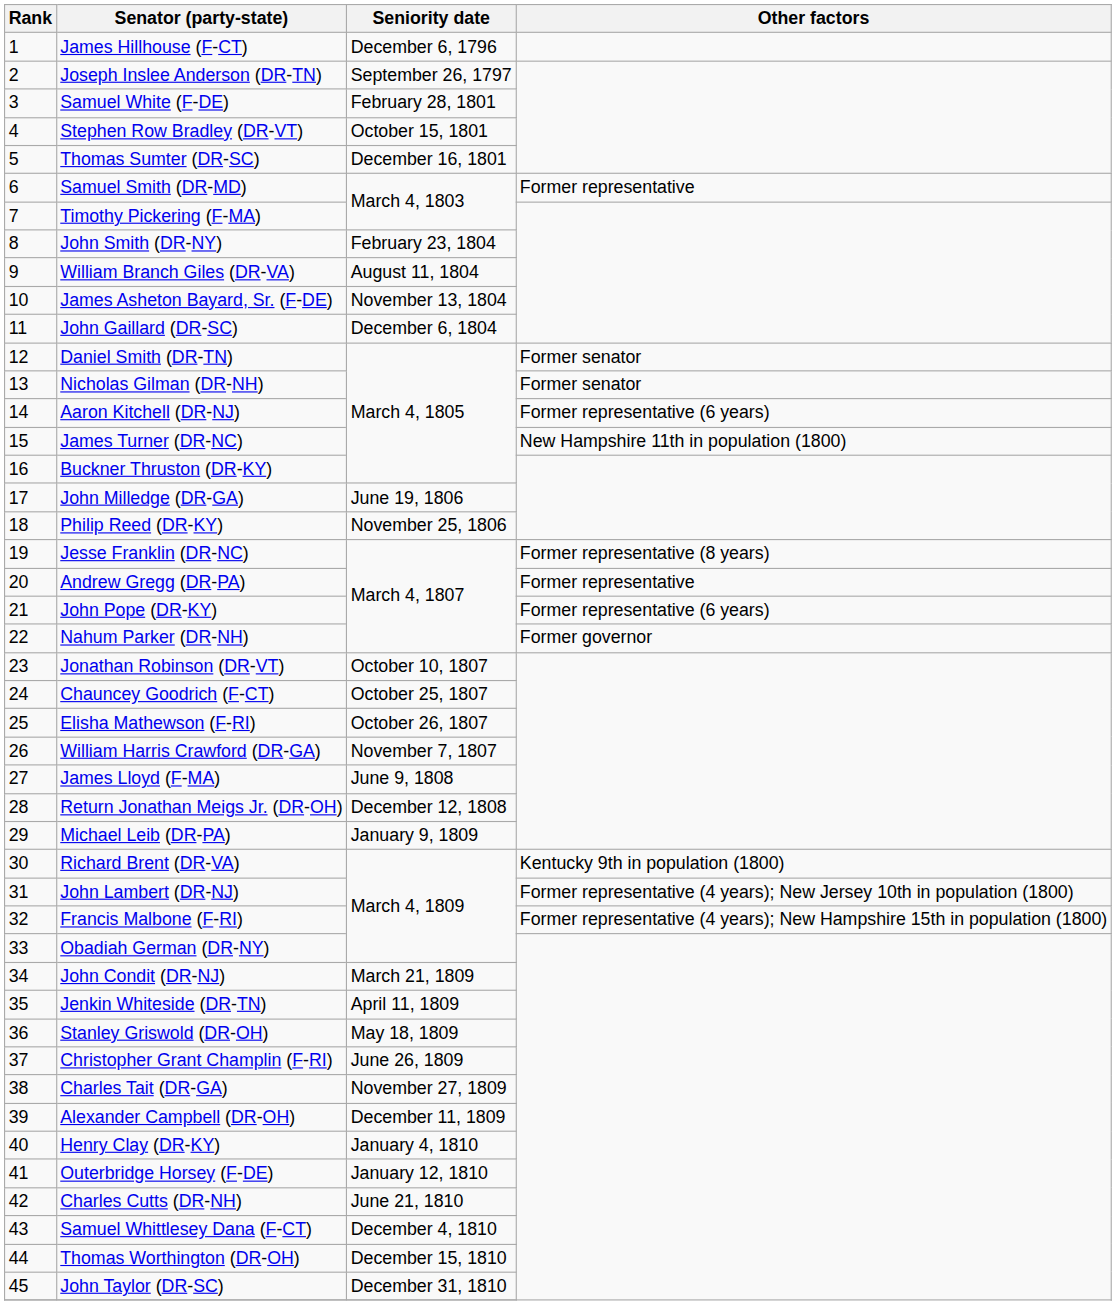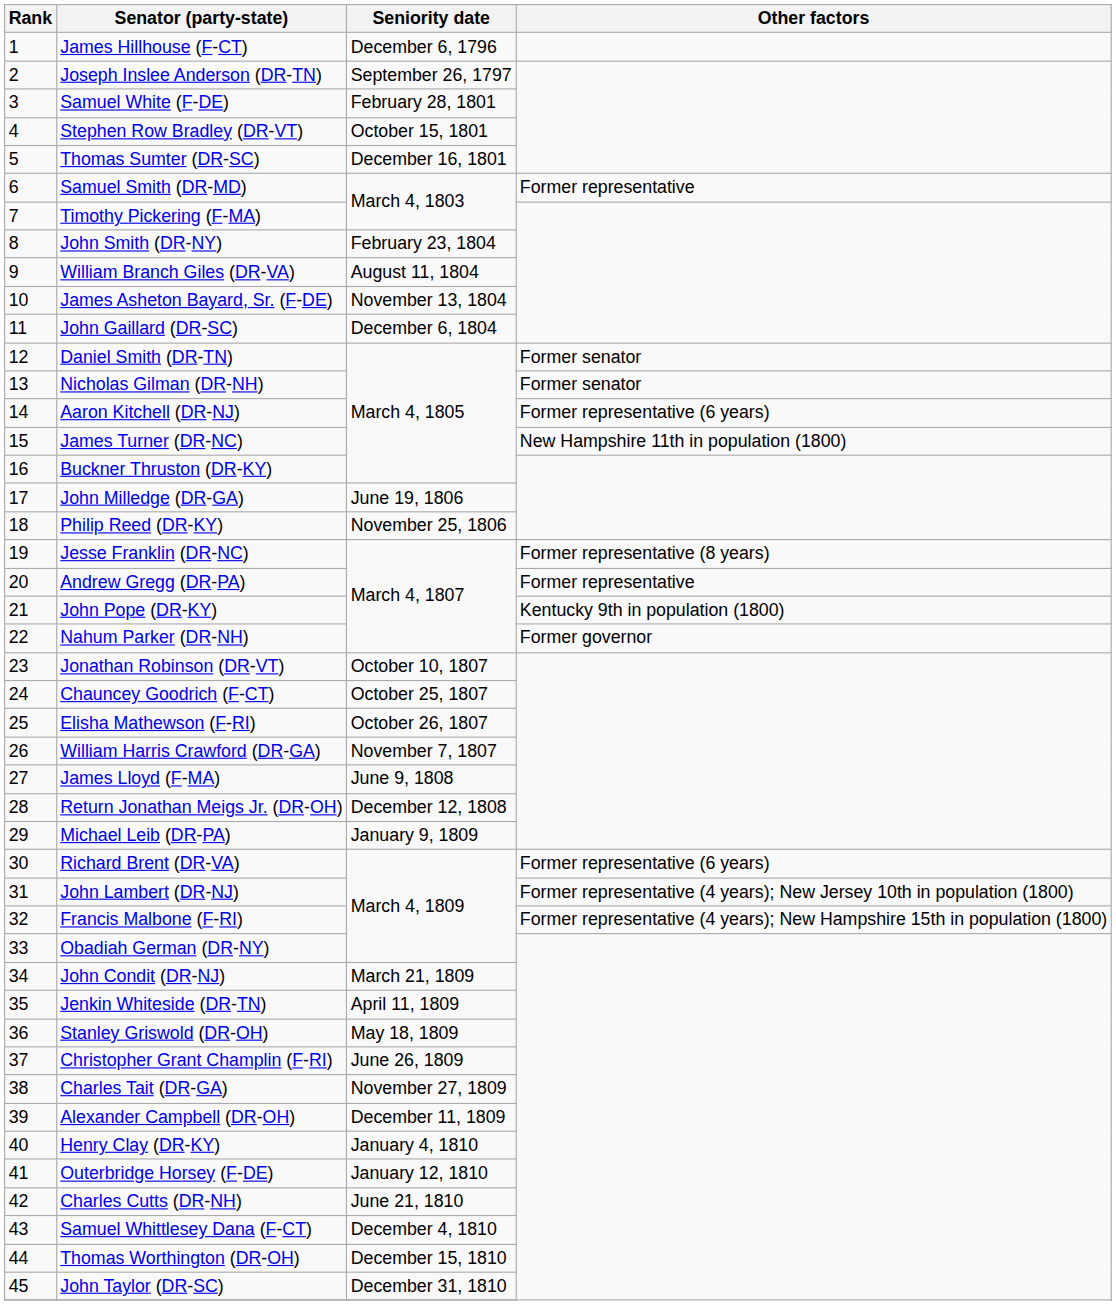(645, 610) Former representative (6 years) -> (652, 610) Kentucky 9th in population (1800)
(652, 863) Kentucky 9th in population (1800) -> (645, 863) Former representative (6 years)
